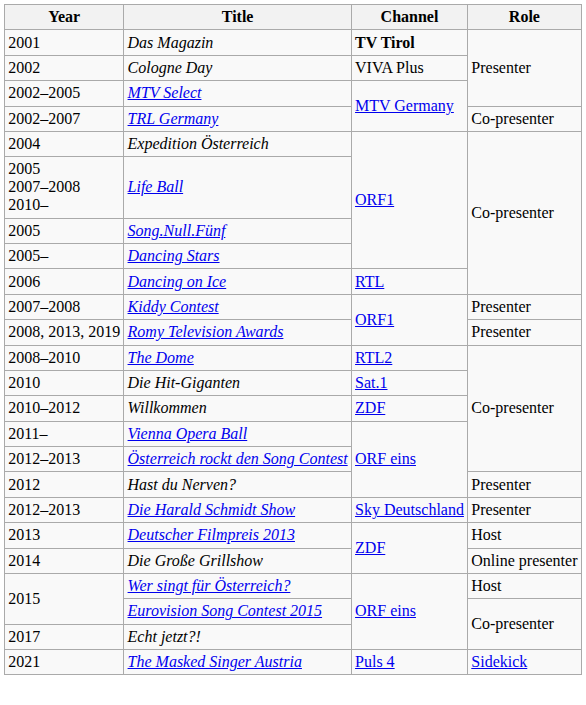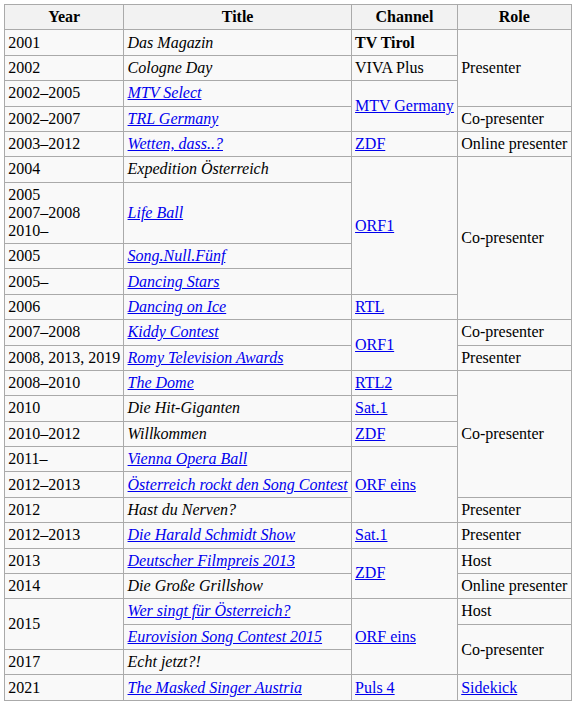+ row: (175, 144)
(501, 306) Presenter -> (503, 332) Co-presenter
(409, 509) Sky Deutschland -> (371, 535) Sat.1
